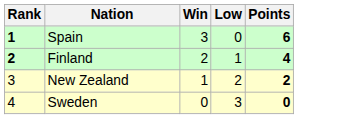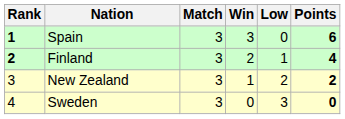+ column: (203, 15)
